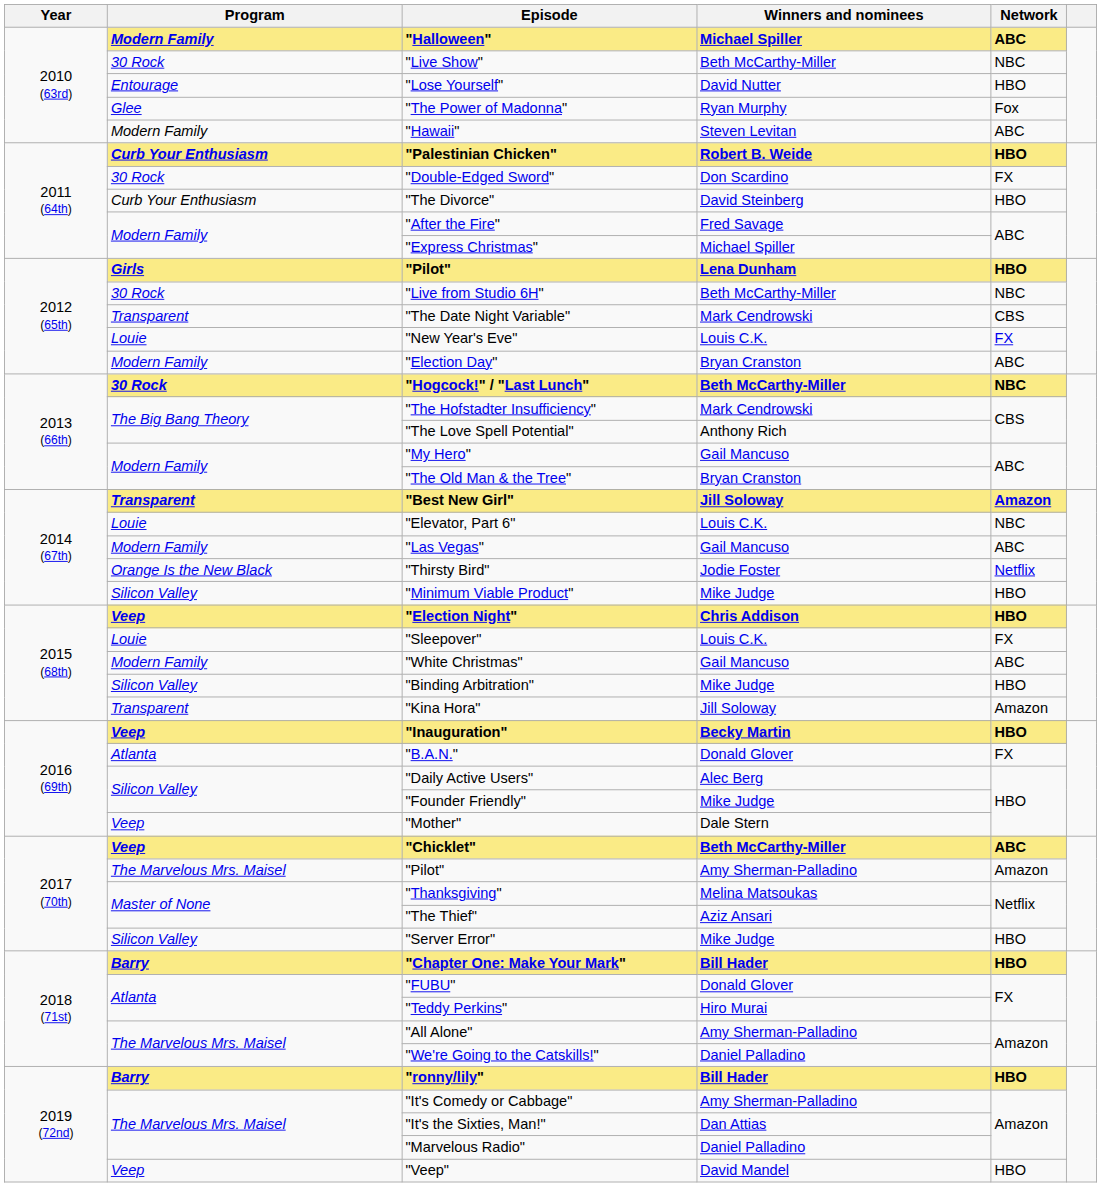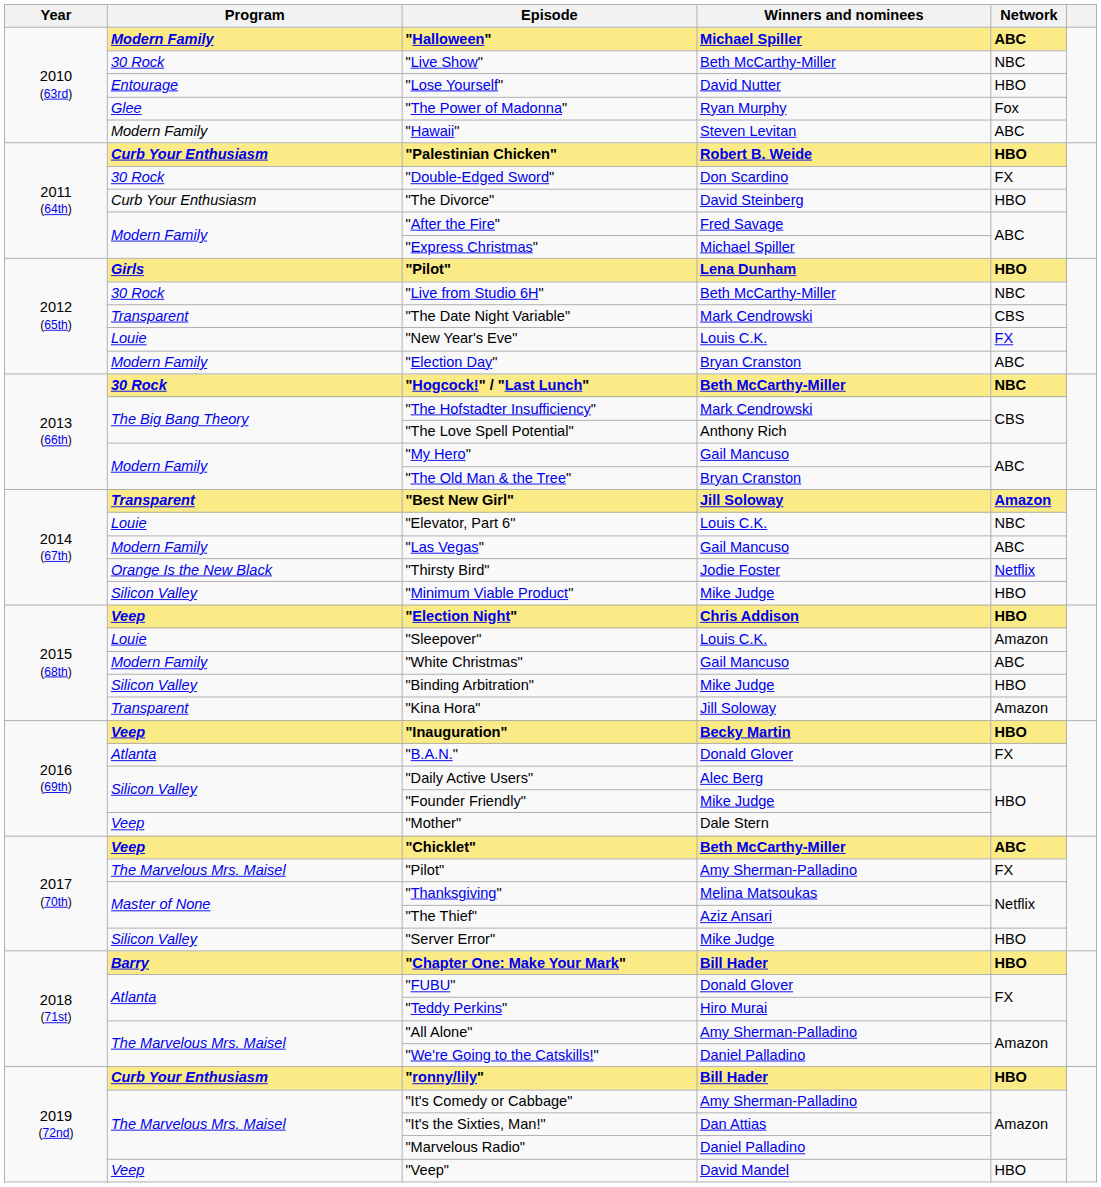(1004, 639) FX -> (1021, 639) Amazon
(1021, 870) Amazon -> (1004, 870) FX
(130, 1078) Barry -> (189, 1078) Curb Your Enthusiasm
